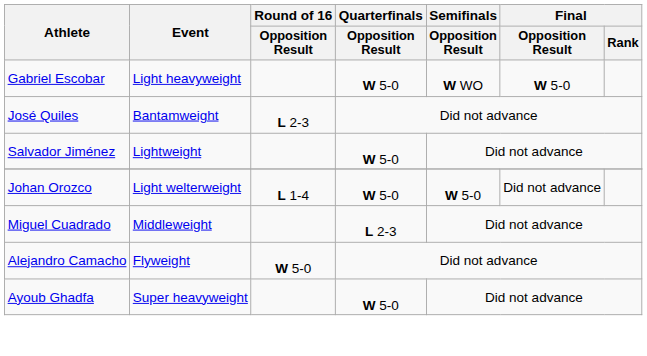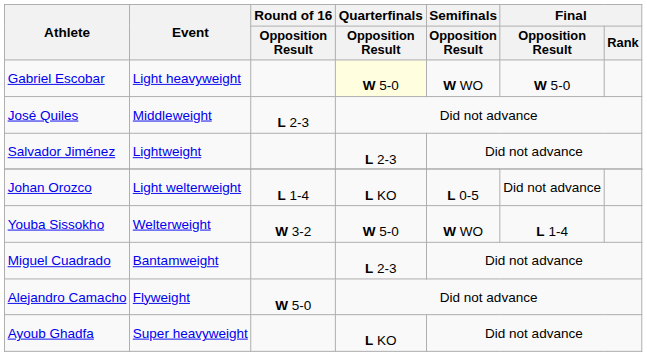(381, 86) no background -> (381, 86) lightyellow background
(176, 115) Bantamweight -> (172, 115) Middleweight
(381, 159) W 5-0 -> (381, 159) L 2-3
(381, 196) W 5-0 -> (381, 196) L KO
(463, 196) W 5-0 -> (463, 196) L 0-5
+ row: (56, 224)
(172, 224) Middleweight -> (176, 261) Bantamweight
(381, 305) W 5-0 -> (381, 341) L KO
